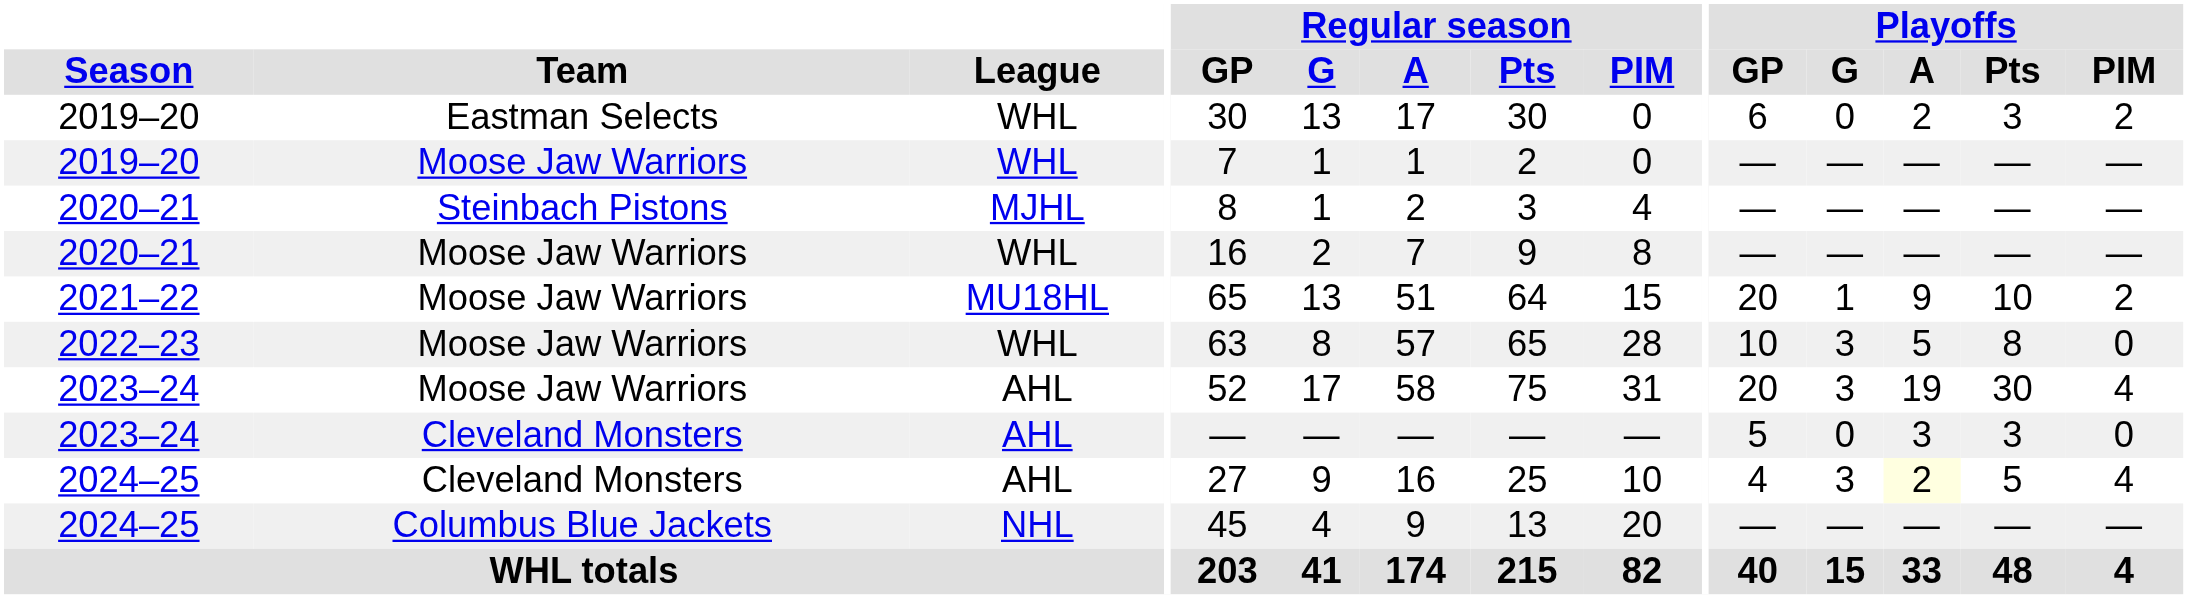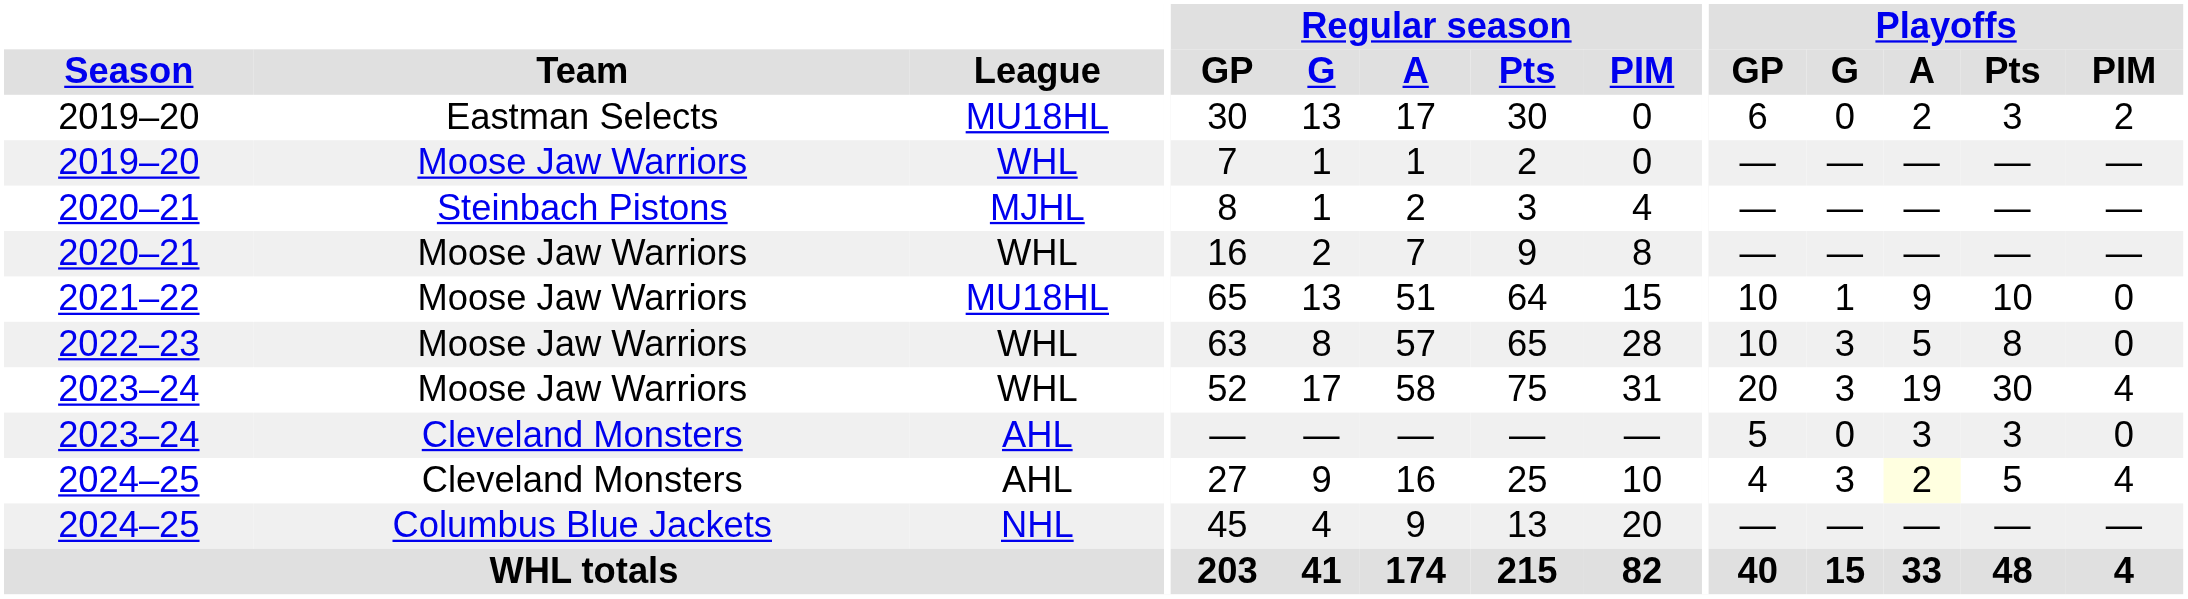(1037, 116) WHL -> (1037, 116) MU18HL
(1758, 298) 20 -> (1758, 298) 10
(2124, 298) 2 -> (2124, 298) 0
(1037, 389) AHL -> (1037, 389) WHL
